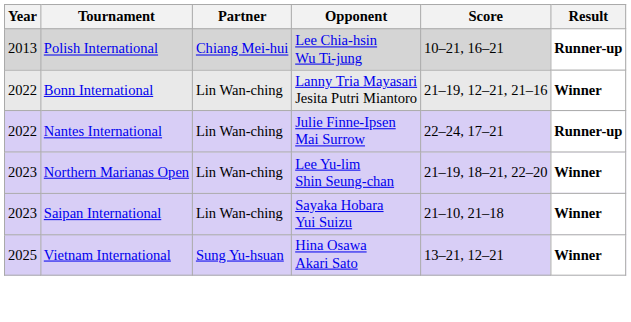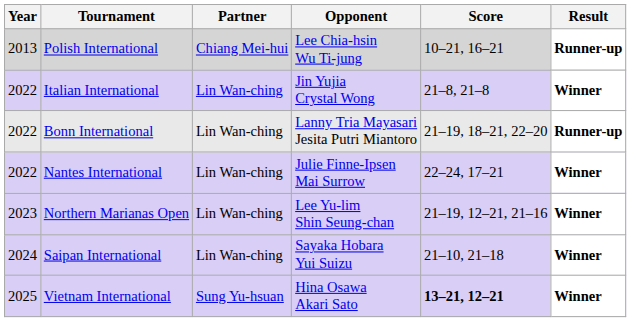+ row: (101, 90)
(486, 90) 21–19, 12–21, 21–16 -> (486, 131) 21–19, 18–21, 22–20
(578, 90) Winner -> (588, 131) Runner-up
(588, 131) Runner-up -> (578, 172) Winner
(486, 172) 21–19, 18–21, 22–20 -> (486, 214) 21–19, 12–21, 21–16
(22, 214) 2023 -> (22, 255) 2024
(464, 255) normal -> (464, 296) bold
